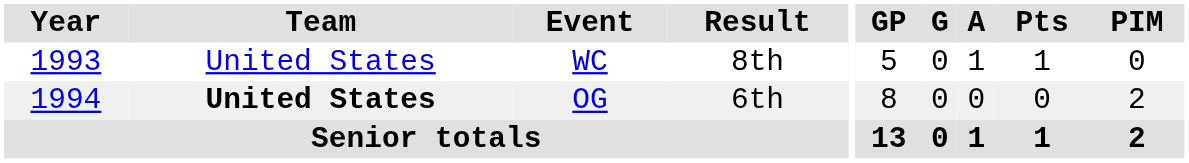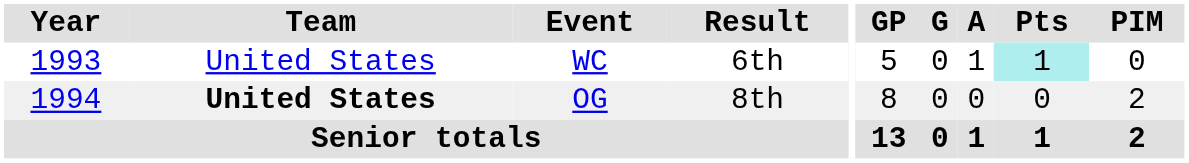(757, 62) 8th -> (757, 62) 6th
(1042, 62) no background -> (1042, 62) paleturquoise background
(757, 100) 6th -> (757, 100) 8th
